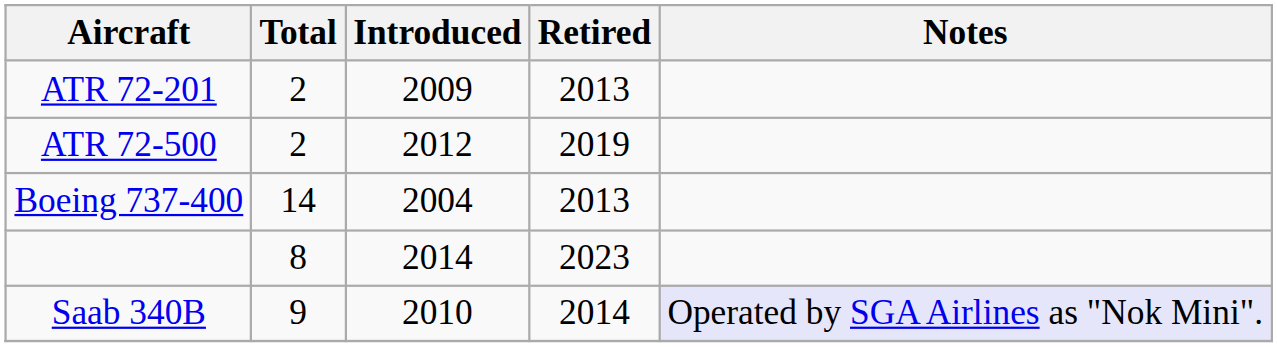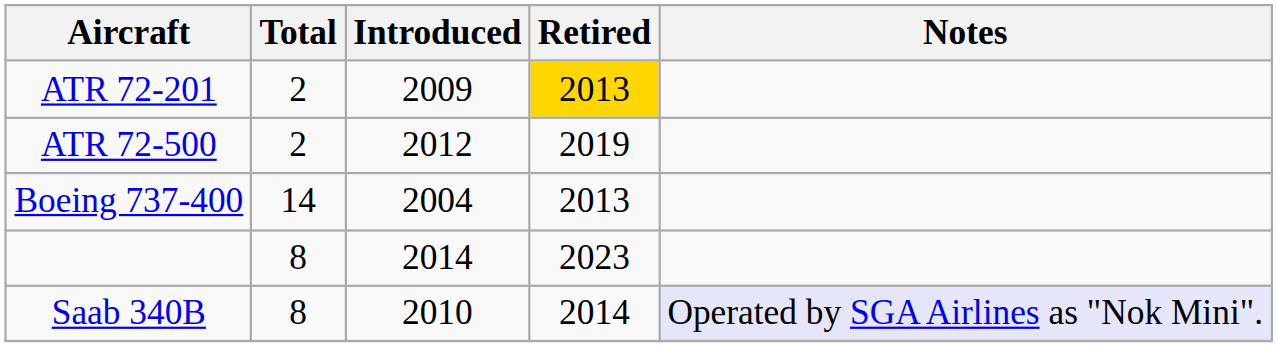(594, 88) no background -> (594, 88) gold background
(298, 312) 9 -> (298, 312) 8
